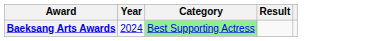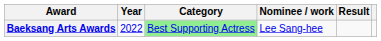+ column: (297, 12)
(131, 28) 2024 -> (131, 28) 2022
